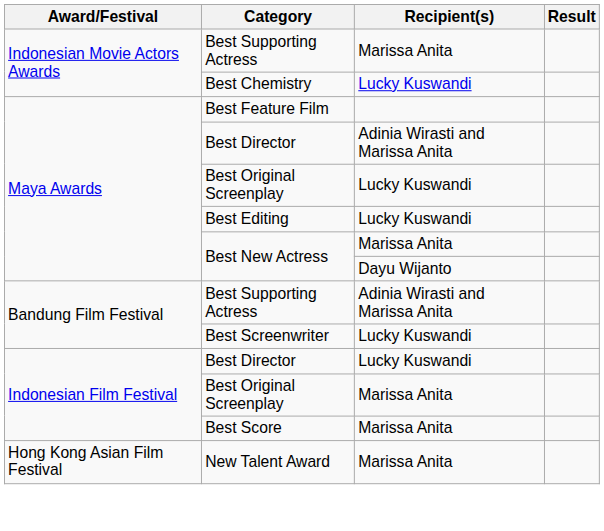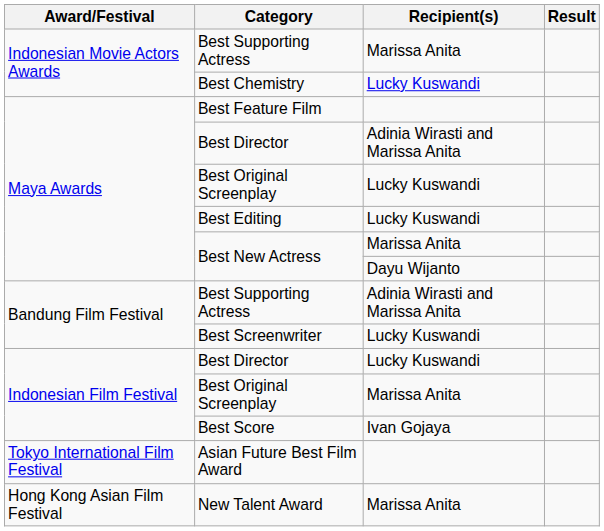(405, 428) Marissa Anita -> (409, 428) Ivan Gojaya
+ row: (91, 462)
